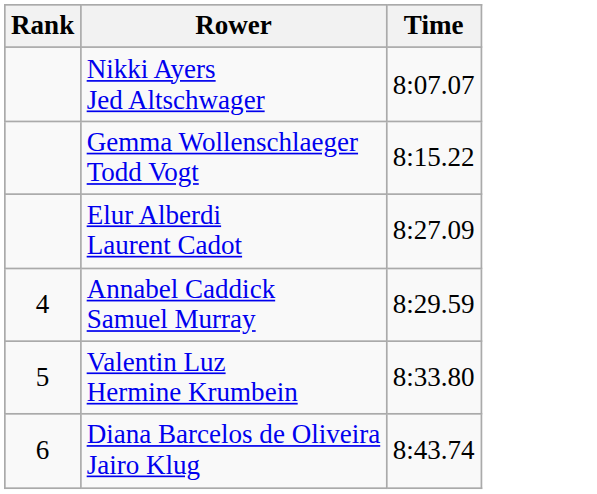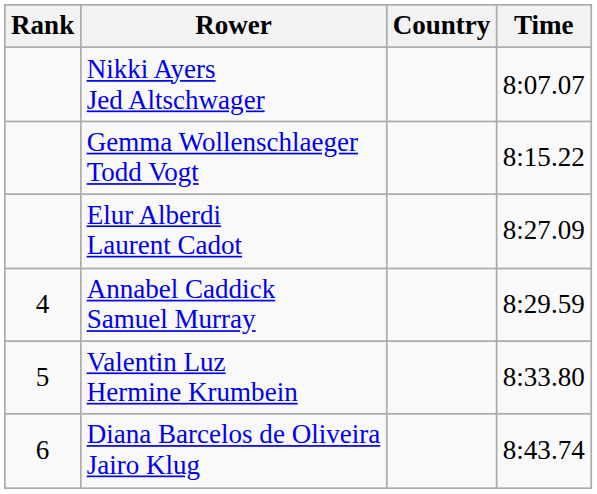+ column: (442, 25)
